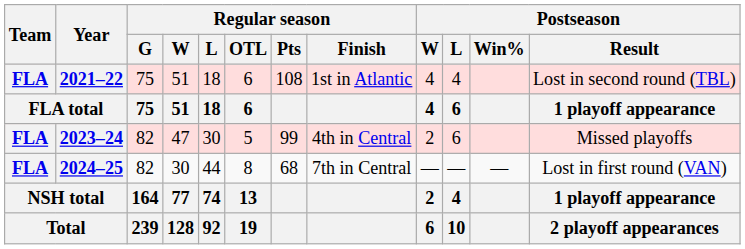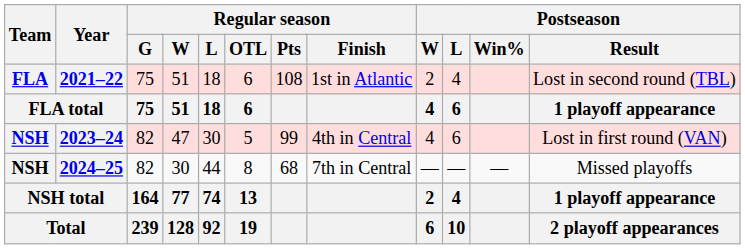(430, 79) 4 -> (430, 79) 2
(30, 138) FLA -> (30, 138) NSH
(430, 138) 2 -> (430, 138) 4
(634, 138) Missed playoffs -> (634, 138) Lost in first round (VAN)
(30, 168) FLA -> (30, 168) NSH
(634, 168) Lost in first round (VAN) -> (634, 168) Missed playoffs
